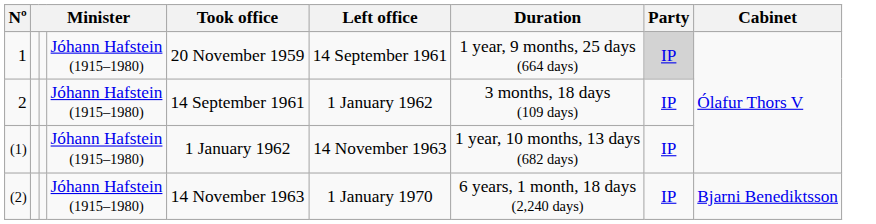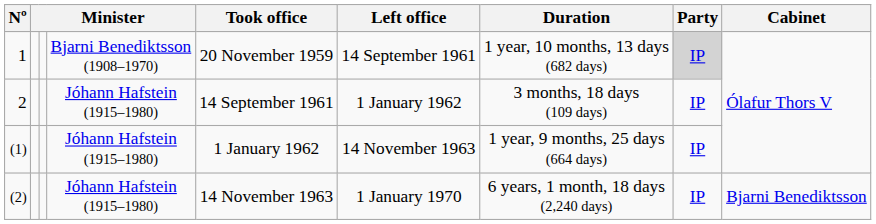(107, 55) Jóhann Hafstein (1915–1980) -> (121, 55) Bjarni Benediktsson (1908–1970)
(548, 55) 1 year, 9 months, 25 days (664 days) -> (576, 55) 1 year, 10 months, 13 days (682 days)
(548, 149) 1 year, 10 months, 13 days (682 days) -> (576, 149) 1 year, 9 months, 25 days (664 days)
